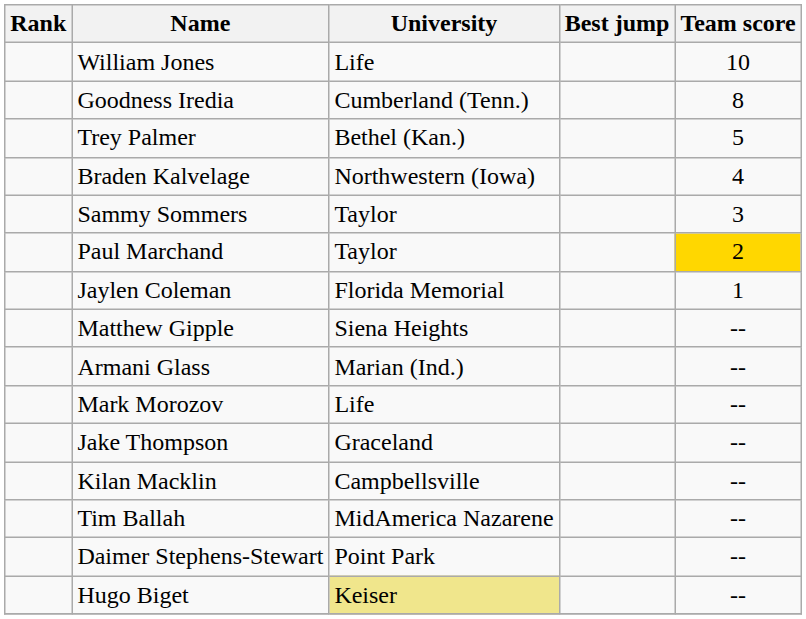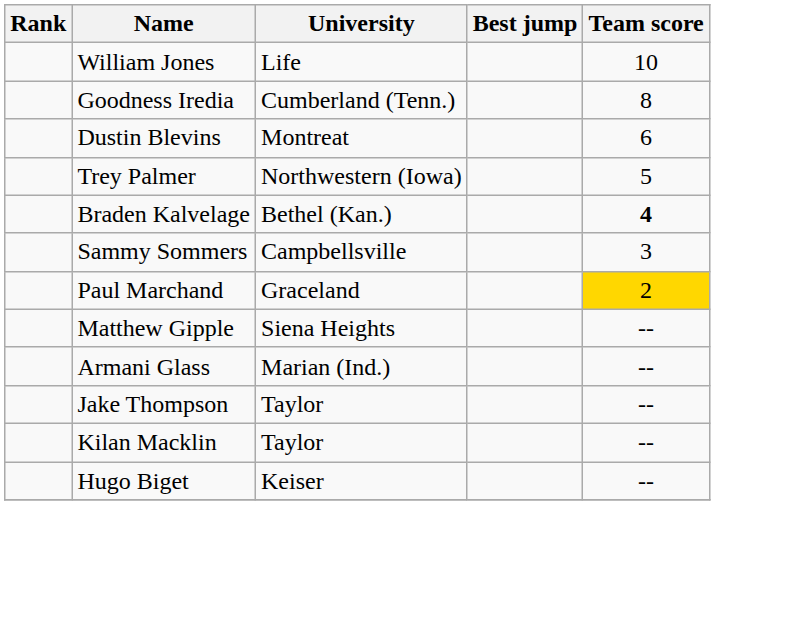+ row: (149, 137)
(400, 137) Bethel (Kan.) -> (361, 175) Northwestern (Iowa)
(435, 175) Northwestern (Iowa) -> (326, 213) Bethel (Kan.)
(738, 175) normal -> (646, 213) bold
(366, 213) Taylor -> (334, 251) Campbellsville
(366, 251) Taylor -> (310, 289) Graceland
- row: (154, 289)
- row: (150, 404)
(384, 442) Graceland -> (292, 404) Taylor
(407, 480) Campbellsville -> (292, 442) Taylor
- row: (131, 518)
- row: (200, 556)
(366, 594) khaki background -> (292, 480) no background
